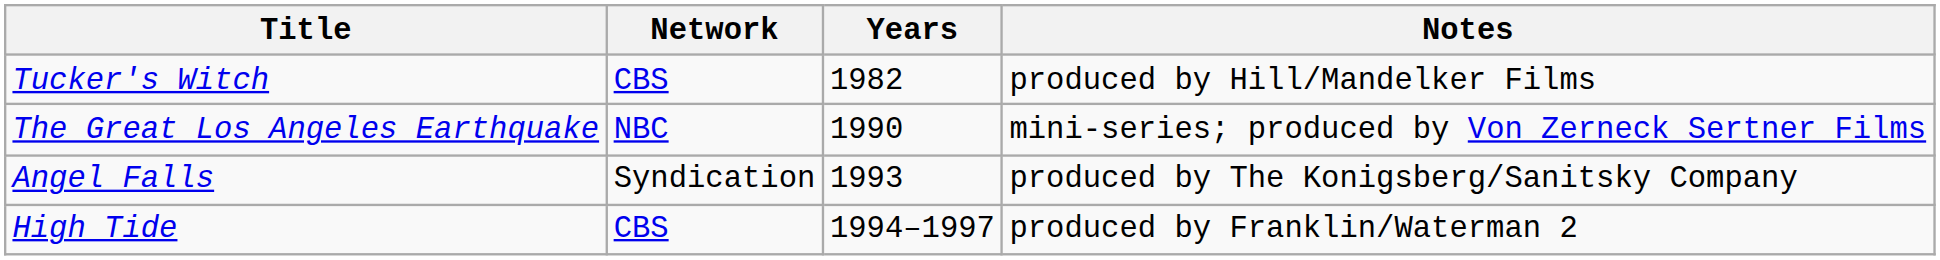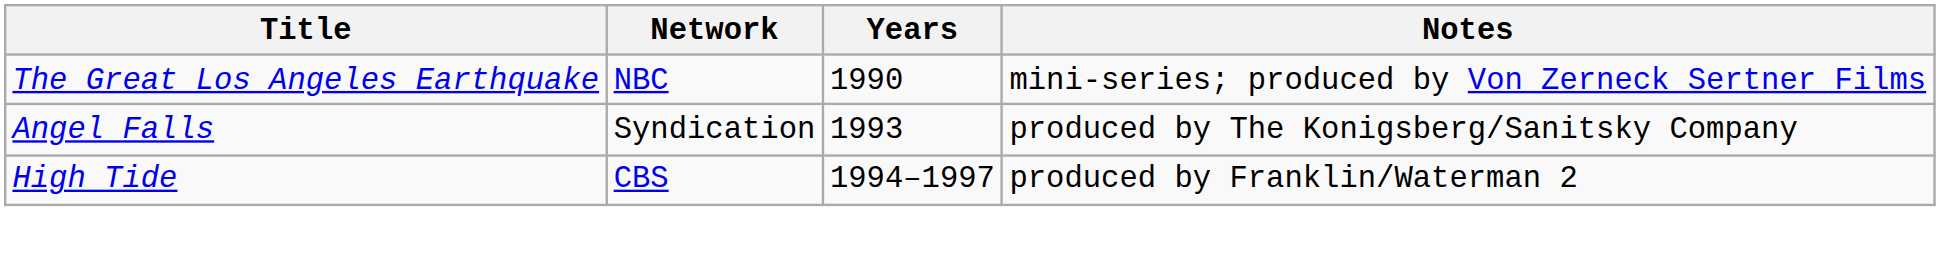- row: (141, 80)
